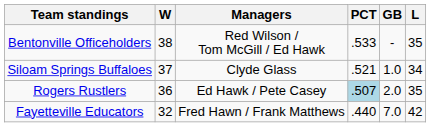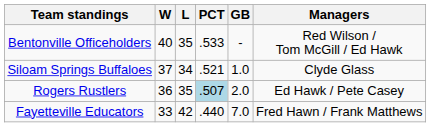columns swapped: (415, 14) <-> (261, 14)
(165, 42) 38 -> (165, 42) 40
(165, 111) 32 -> (165, 111) 33
